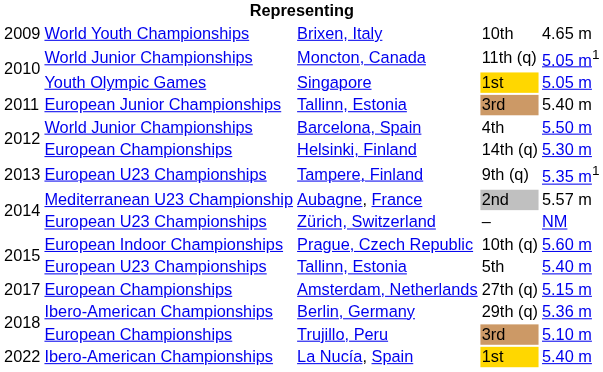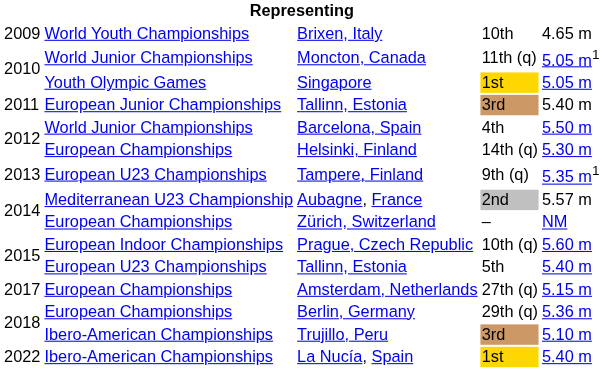(156, 222) European U23 Championships -> (138, 222) European Championships
(159, 311) Ibero-American Championships -> (138, 311) European Championships
(138, 334) European Championships -> (159, 334) Ibero-American Championships
